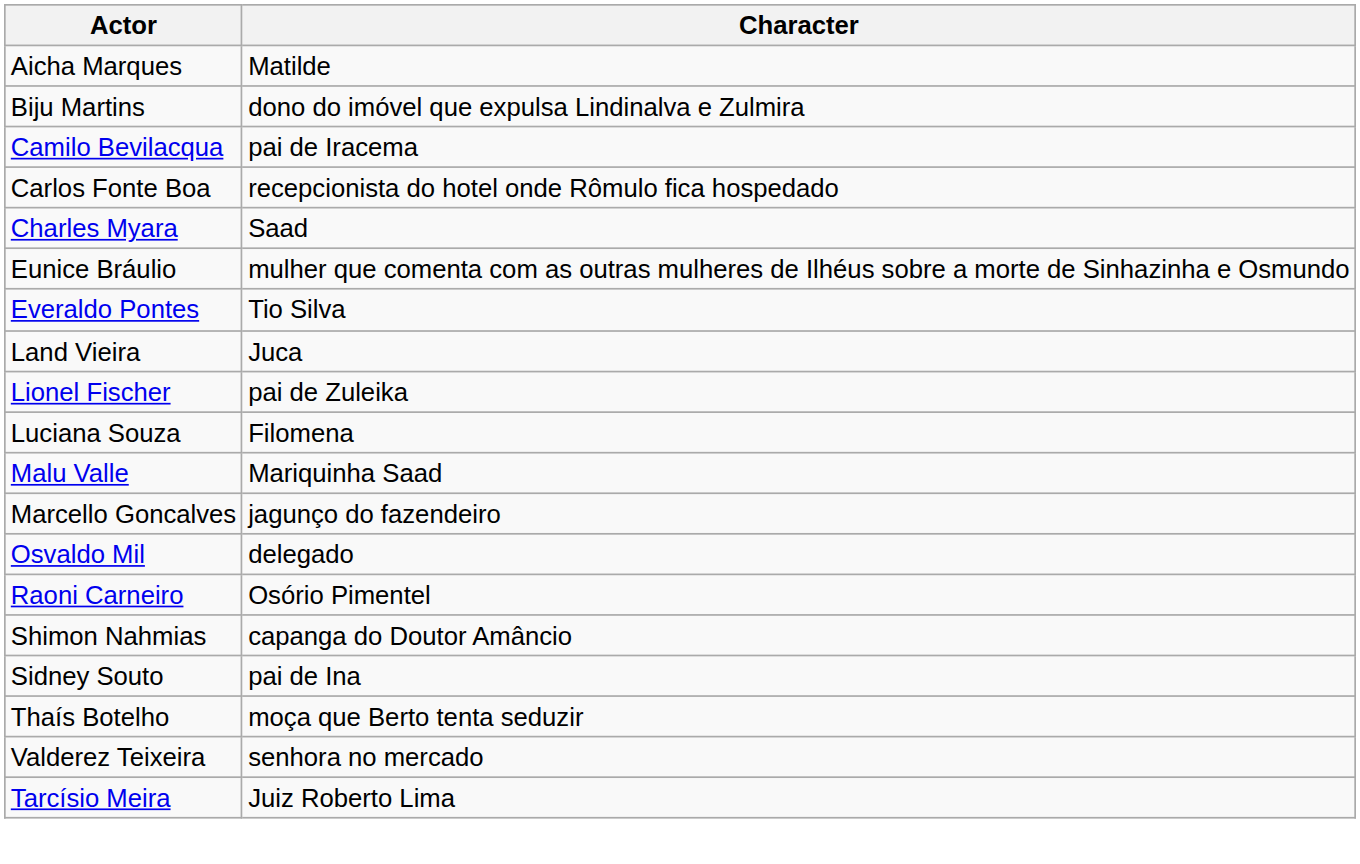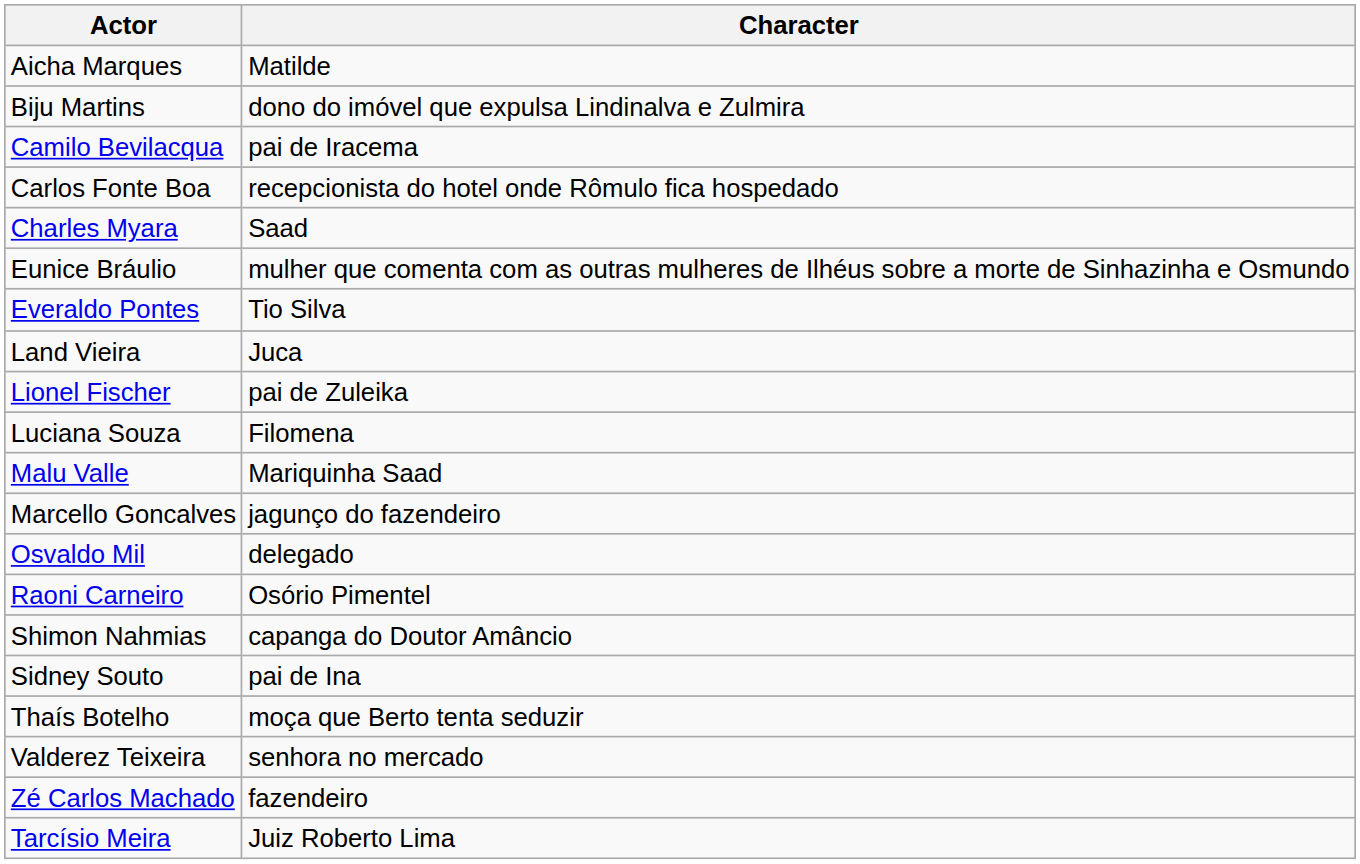+ row: (123, 798)
